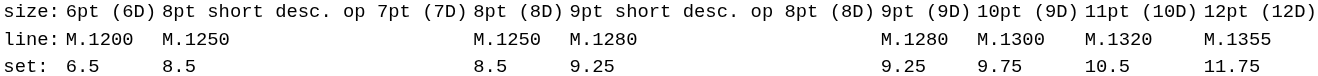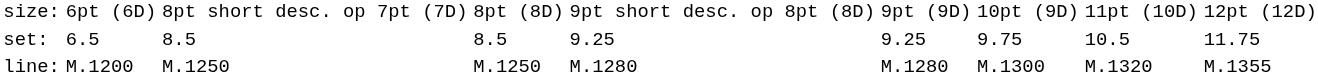rows swapped: (26, 67) <-> (32, 40)
